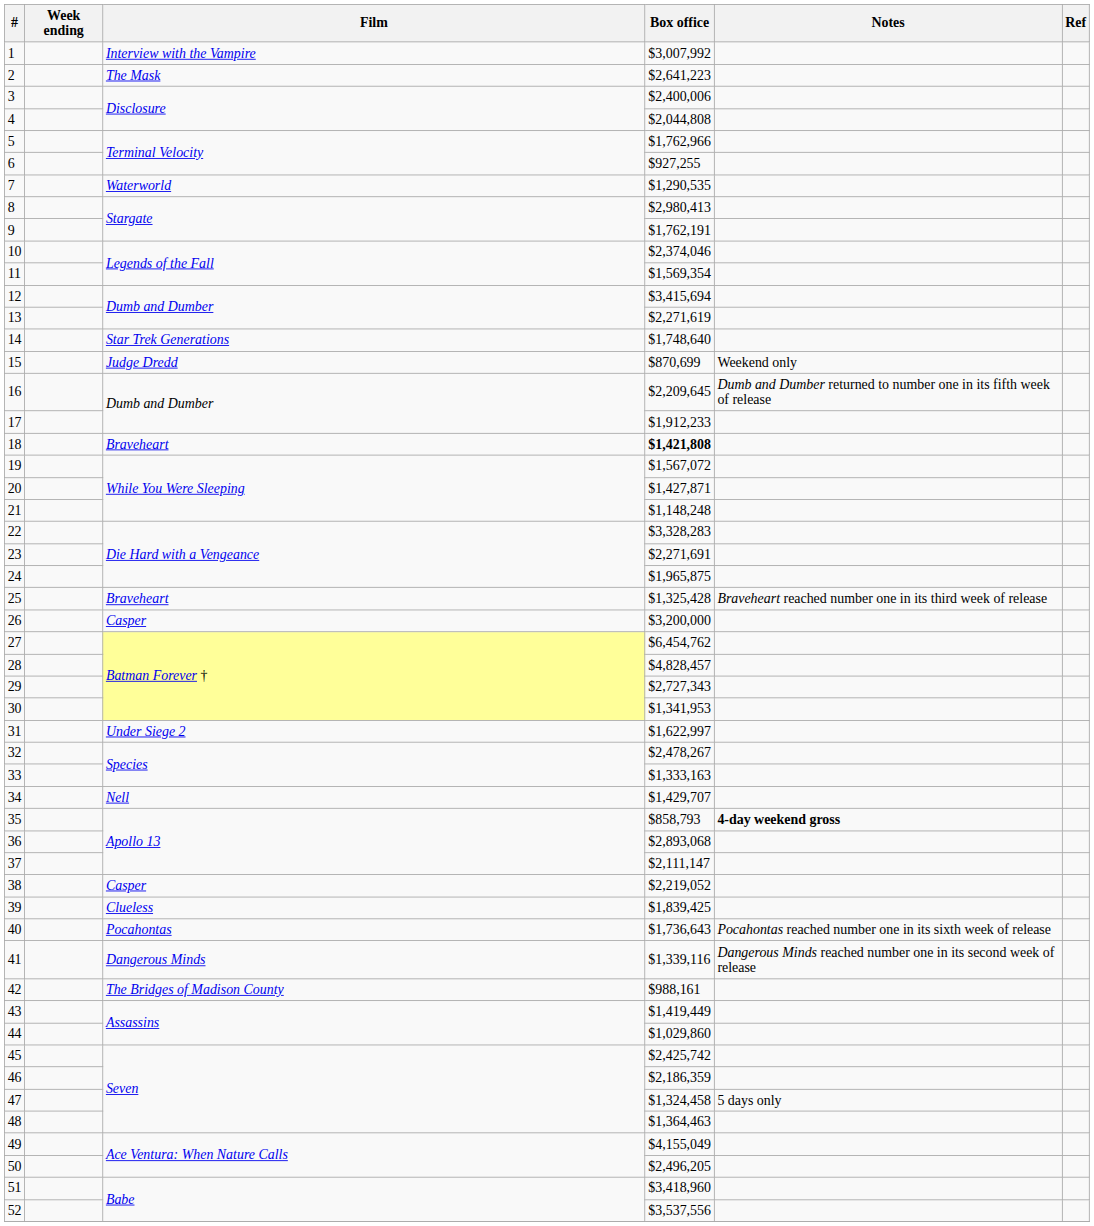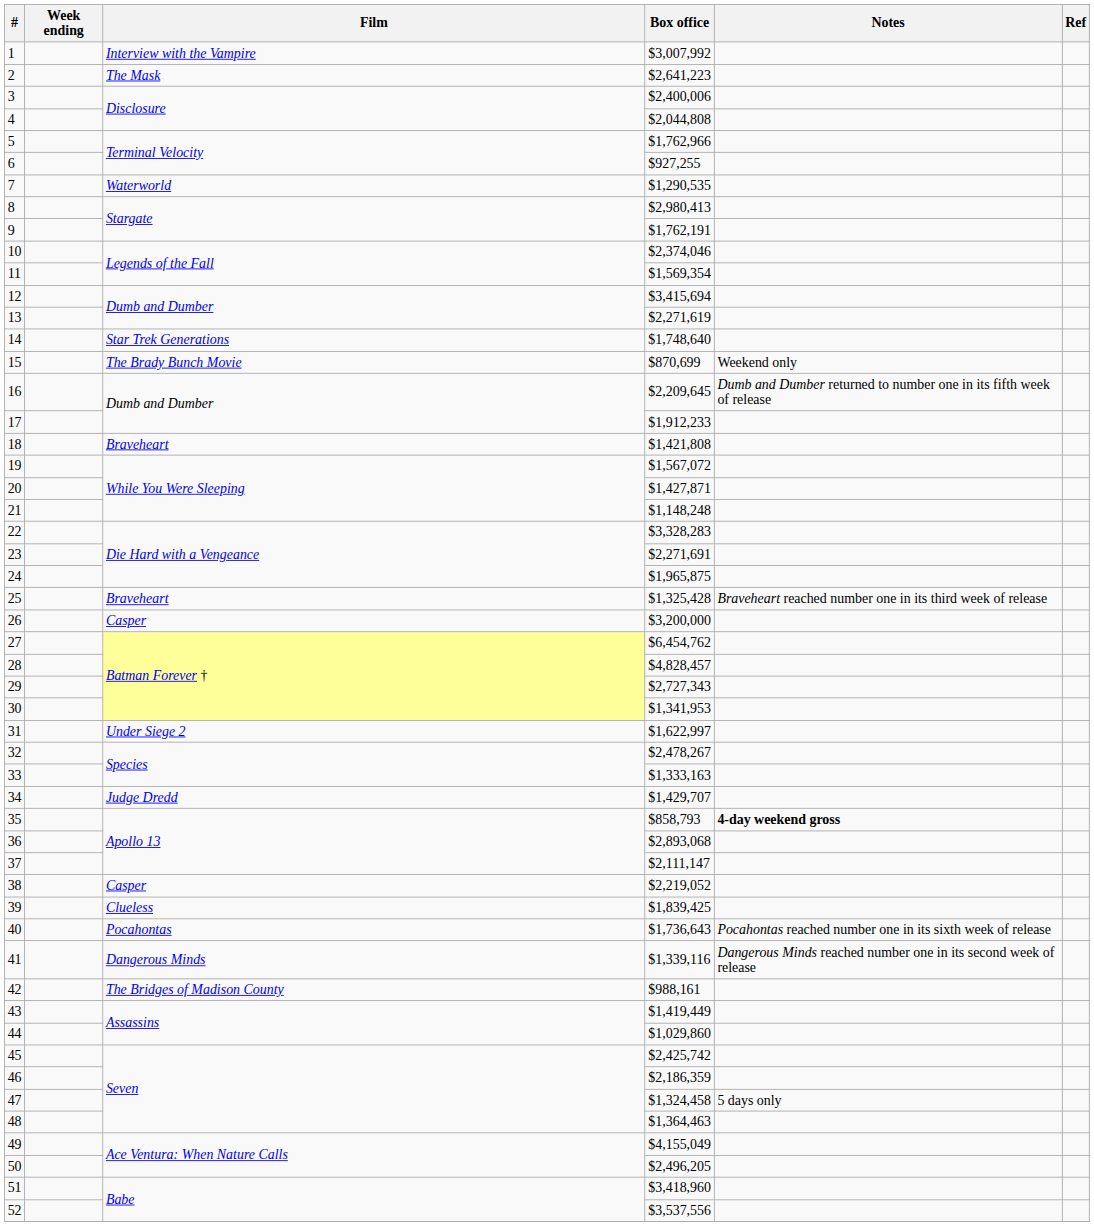(142, 362) Judge Dredd -> (174, 362) The Brady Bunch Movie
(680, 444) bold -> (680, 444) normal
(117, 797) Nell -> (142, 797) Judge Dredd
